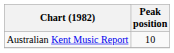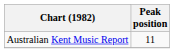(150, 39) 10 -> (150, 39) 11
